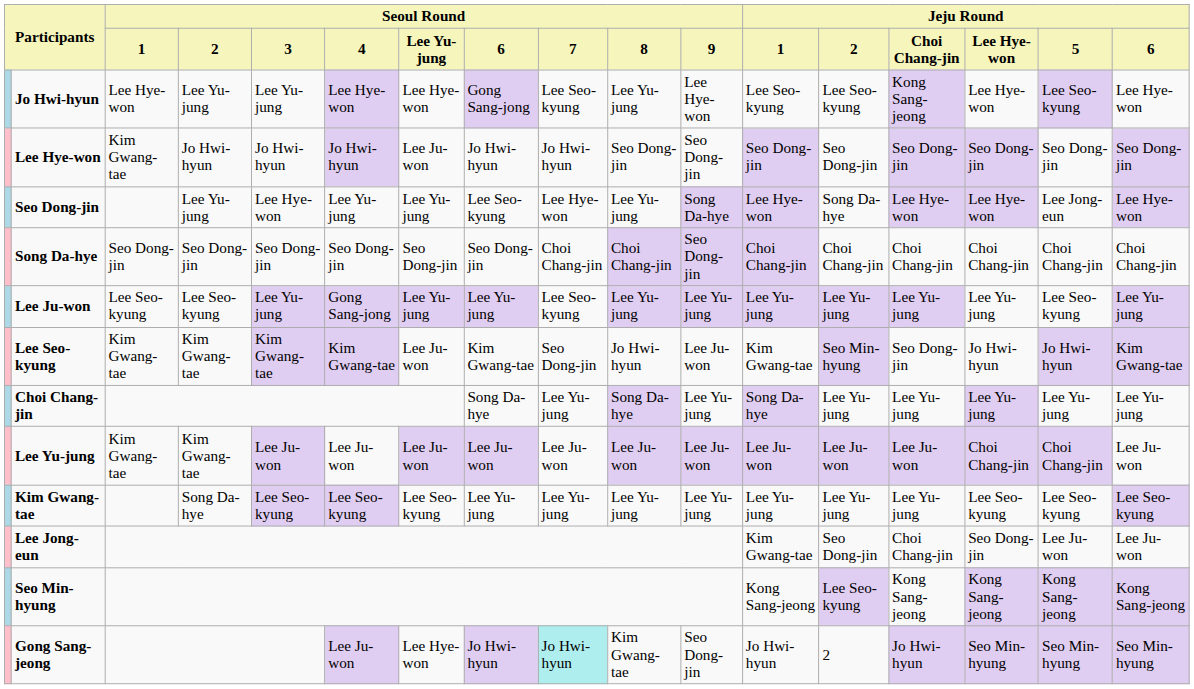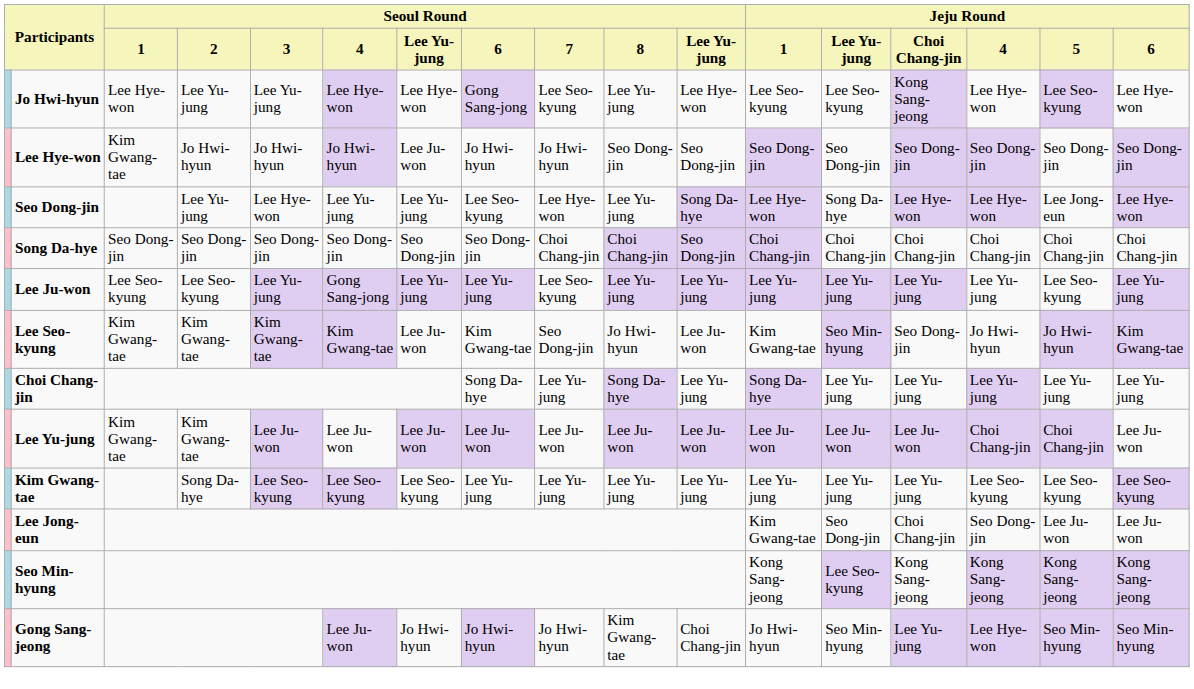(712, 49) 9 -> (711, 49) Lee Yu-jung
(854, 49) 2 -> (856, 49) Lee Yu-jung
(1002, 49) Lee Hye-won -> (1003, 49) 4
(431, 654) Lee Hye-won -> (425, 637) Jo Hwi-hyun
(566, 654) paleturquoise background -> (563, 637) no background
(704, 654) Seo Dong-jin -> (711, 637) Choi Chang-jin
(826, 654) 2 -> (854, 637) Seo Min-hyung
(916, 654) Jo Hwi-hyun -> (918, 637) Lee Yu-jung
(997, 654) Seo Min-hyung -> (998, 637) Lee Hye-won
